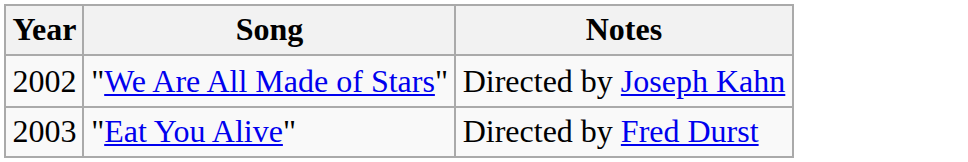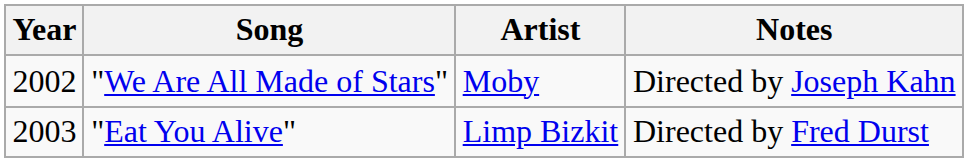+ column: (540, 29)
